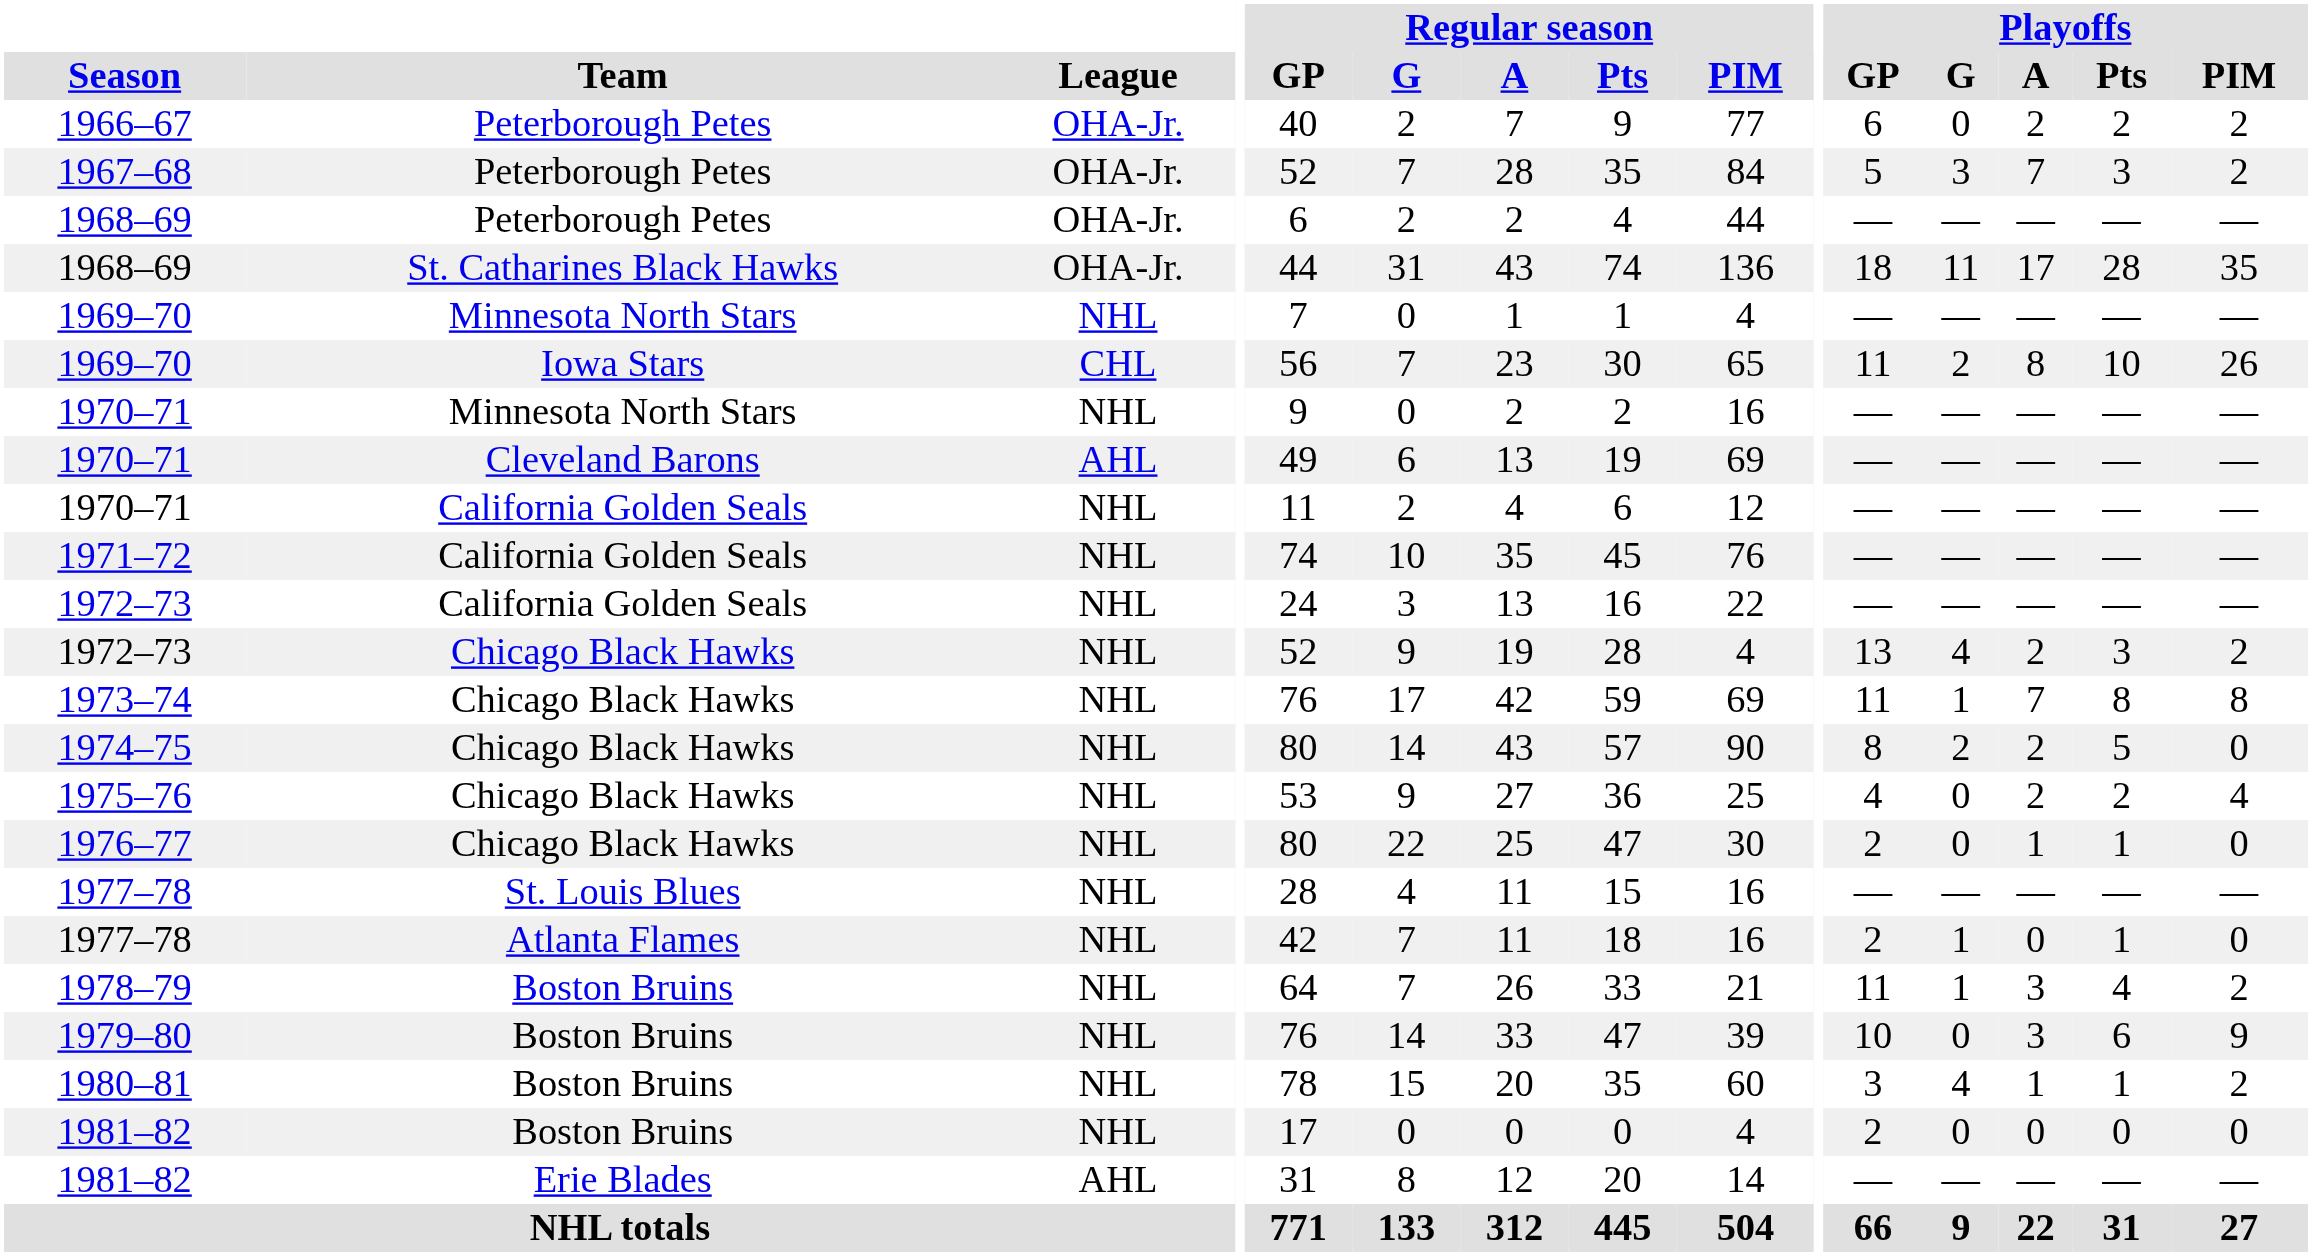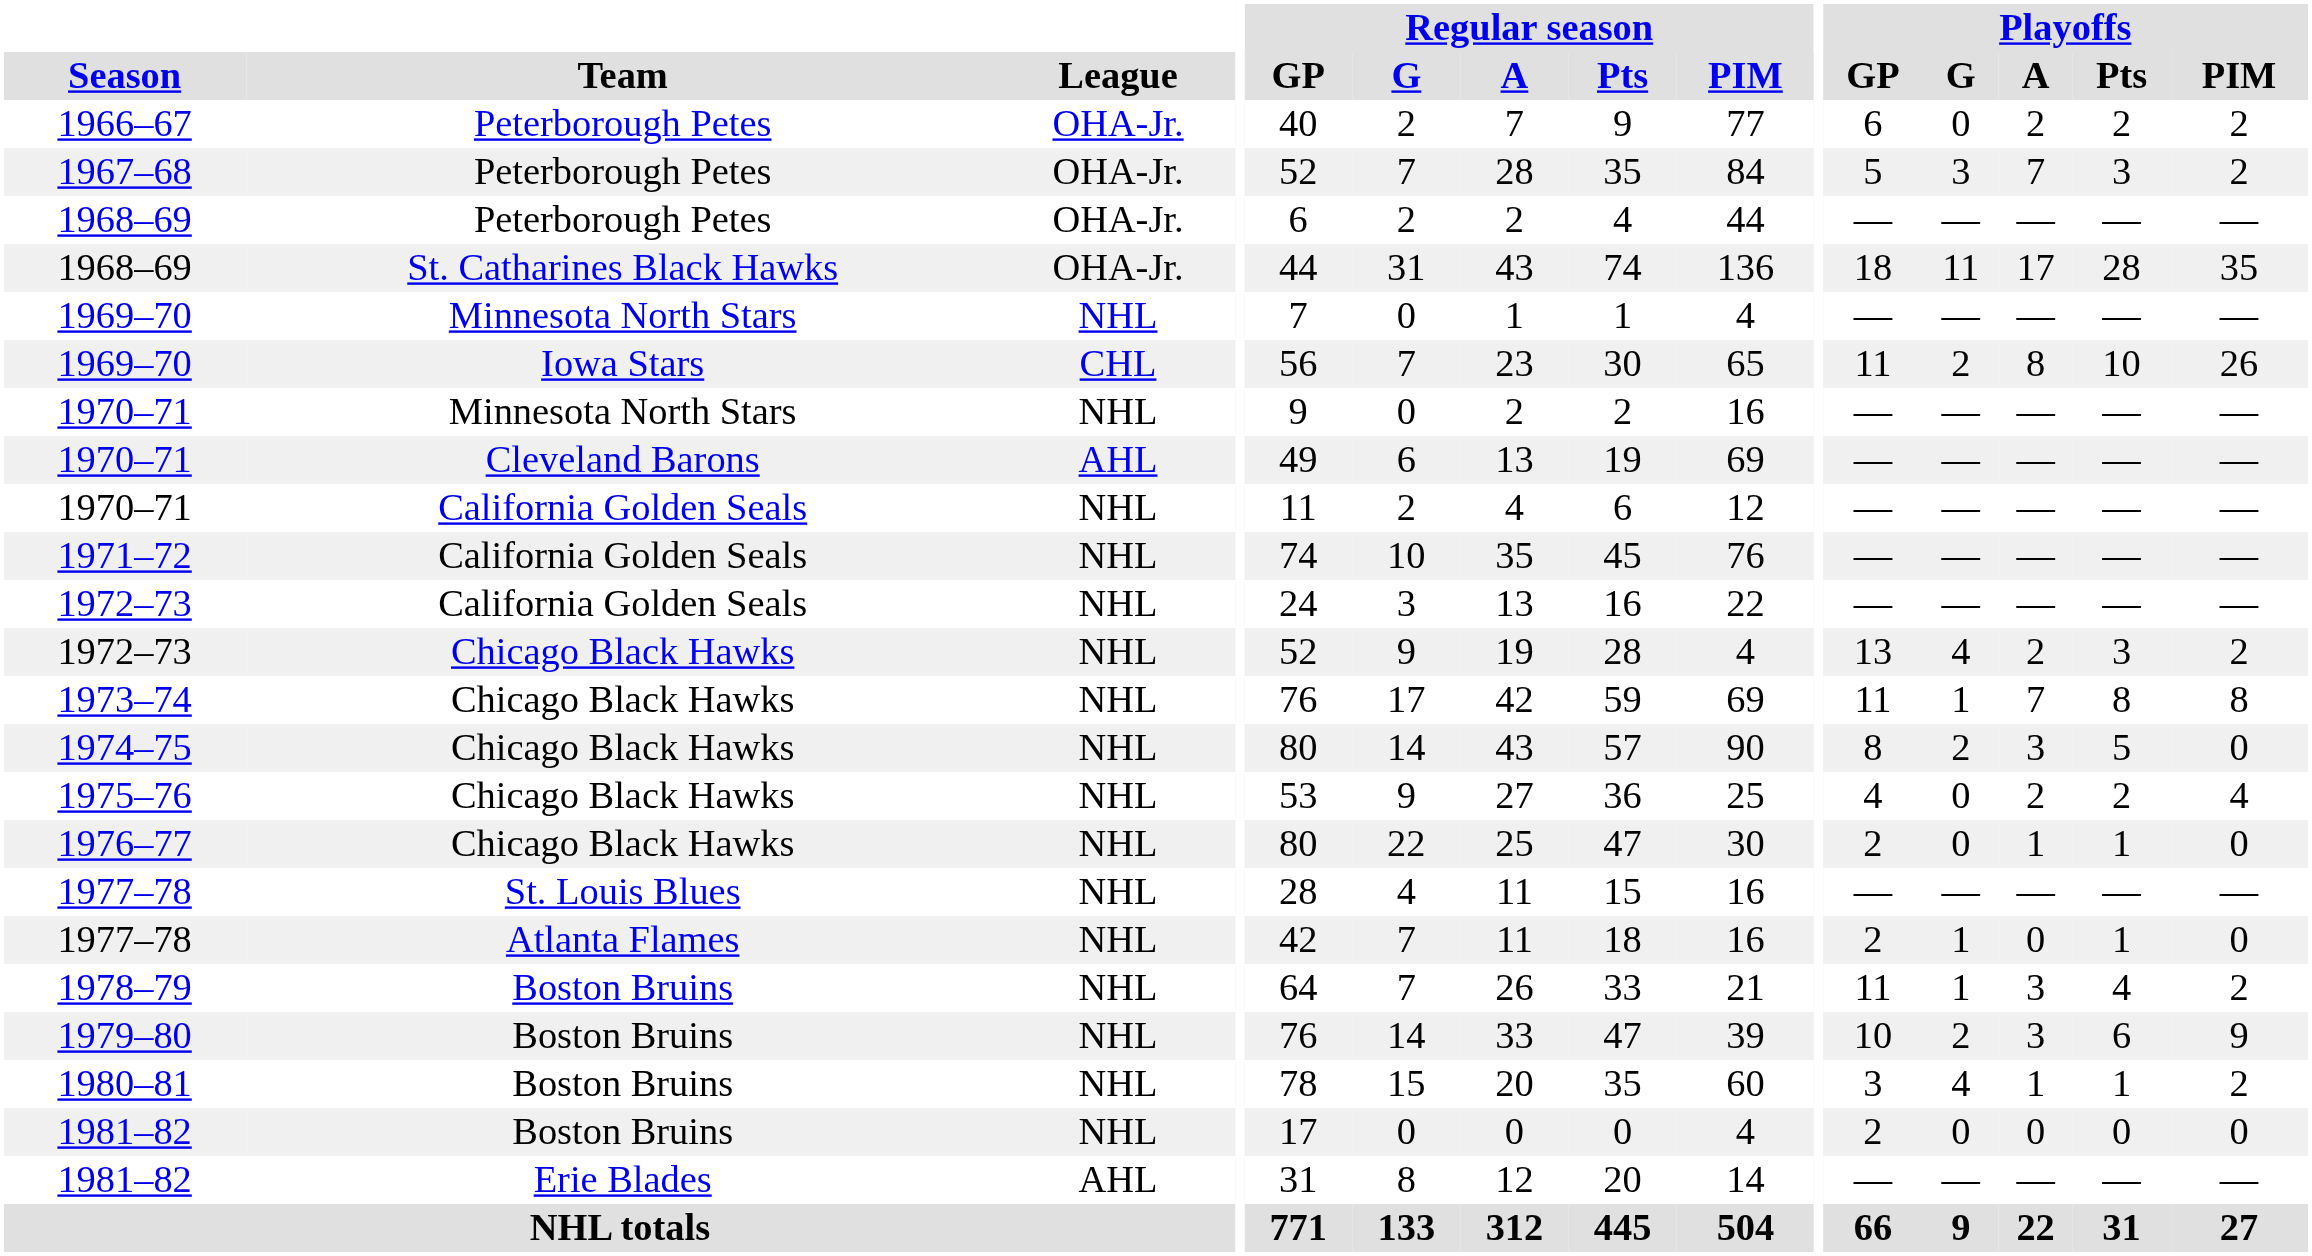(2036, 747) 2 -> (2036, 747) 3
(1961, 1035) 0 -> (1961, 1035) 2
